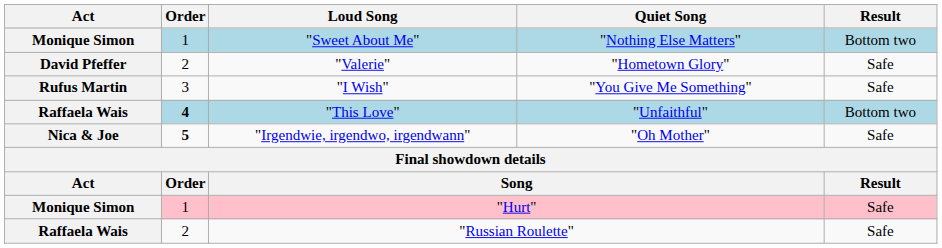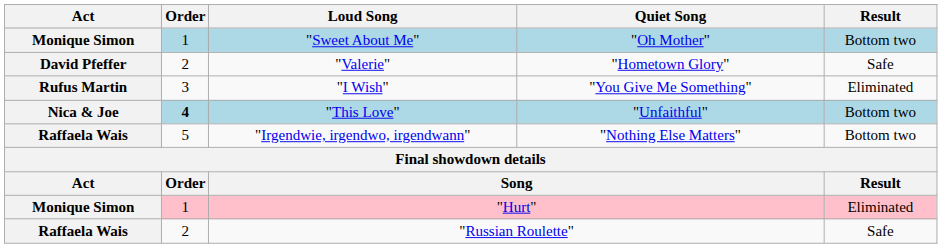(670, 40) "Nothing Else Matters" -> (670, 40) "Oh Mother"
(880, 87) Safe -> (880, 87) Eliminated
(83, 111) Raffaela Wais -> (83, 111) Nica & Joe
(83, 135) Nica & Joe -> (83, 135) Raffaela Wais
(185, 135) bold -> (185, 135) normal
(670, 135) "Oh Mother" -> (670, 135) "Nothing Else Matters"
(880, 135) Safe -> (880, 135) Bottom two
(880, 207) Safe -> (880, 207) Eliminated
